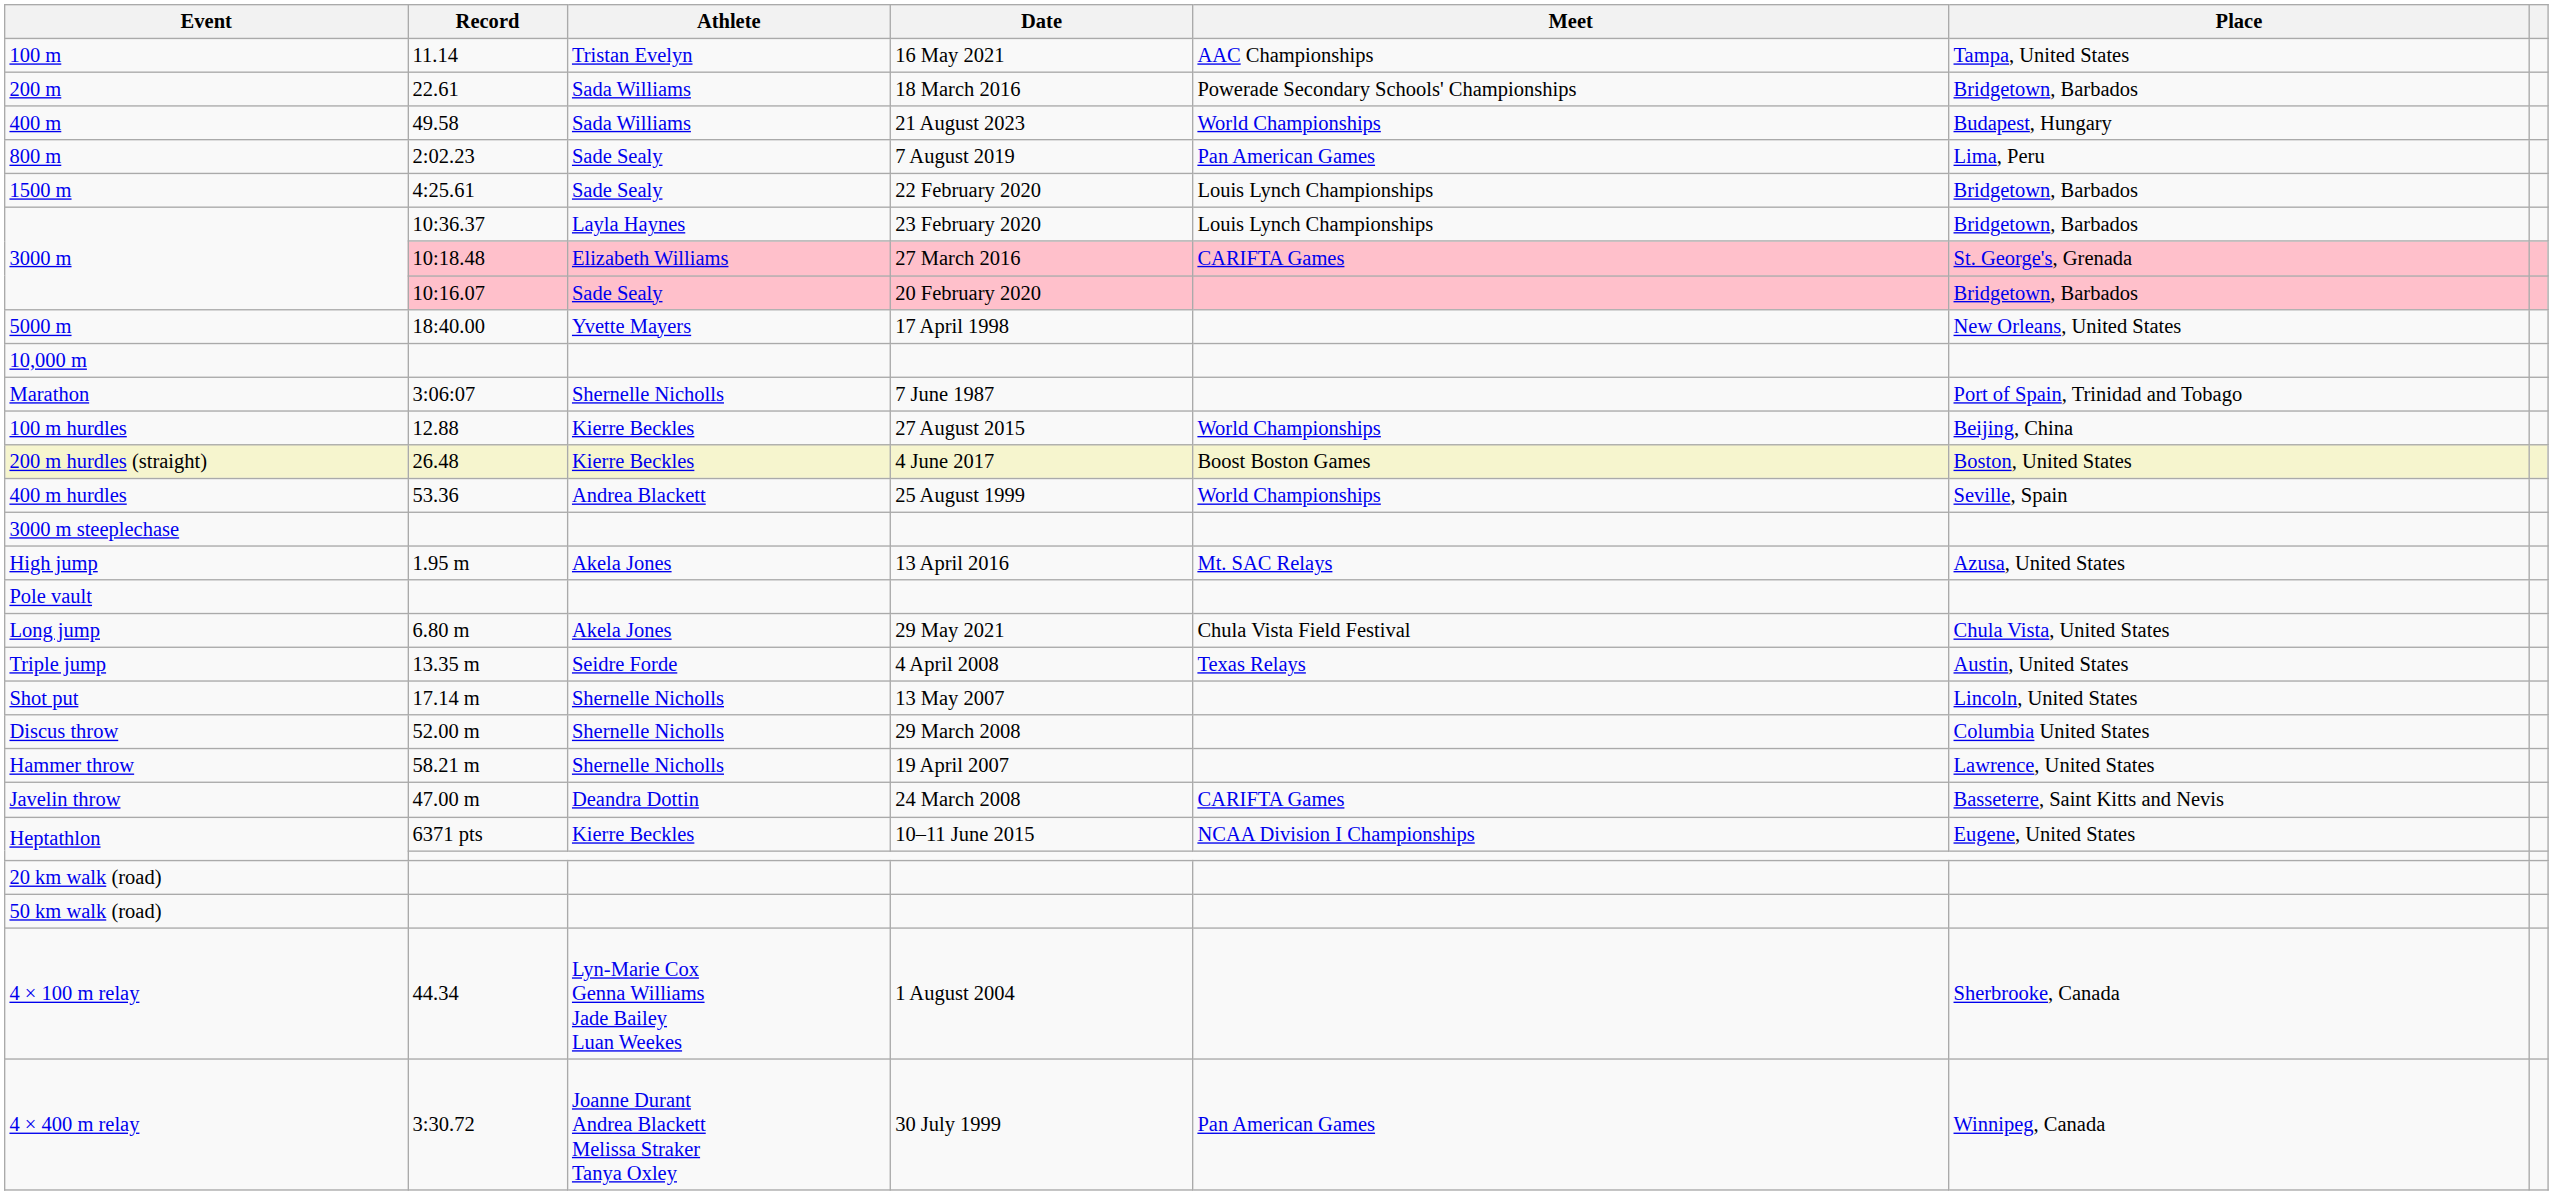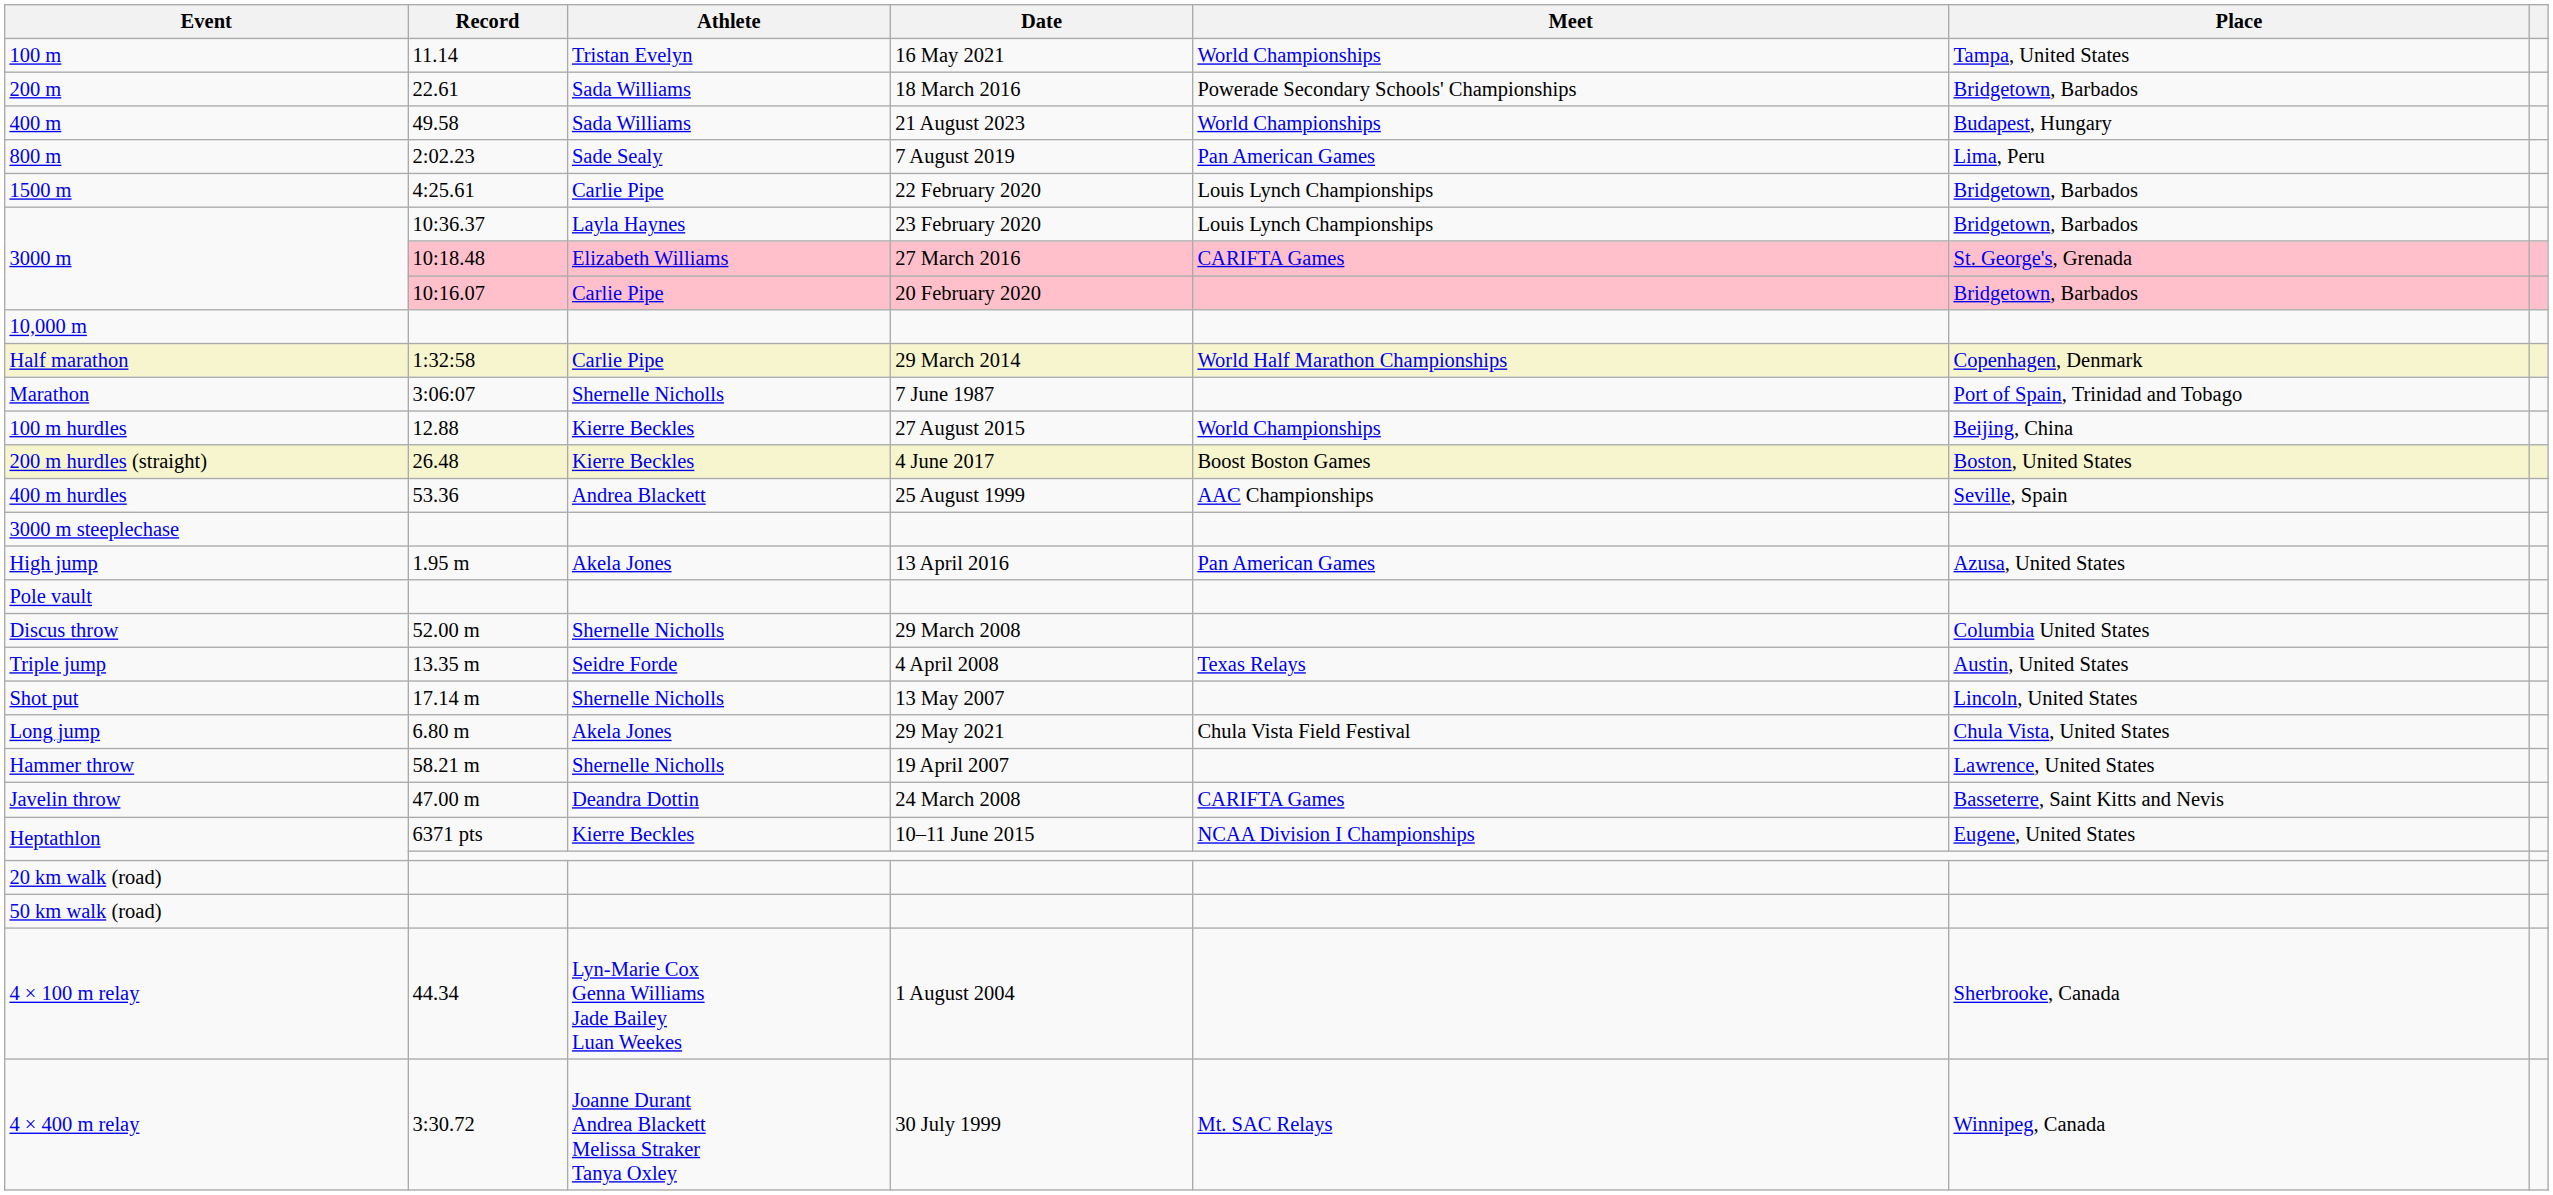(1285, 55) AAC Championships -> (1289, 55) World Championships
(617, 190) Sade Sealy -> (618, 190) Carlie Pipe
(617, 292) Sade Sealy -> (618, 292) Carlie Pipe
- row: (40, 326)
+ row: (69, 359)
(1289, 495) World Championships -> (1285, 495) AAC Championships
(1265, 562) Mt. SAC Relays -> (1286, 562) Pan American Games
rows swapped: (55, 630) <-> (64, 732)
(1286, 1124) Pan American Games -> (1265, 1124) Mt. SAC Relays
